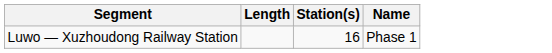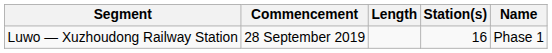+ column: (305, 15)
